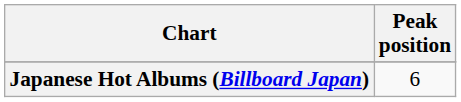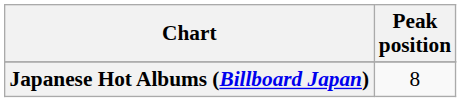(415, 79) 6 -> (415, 79) 8
